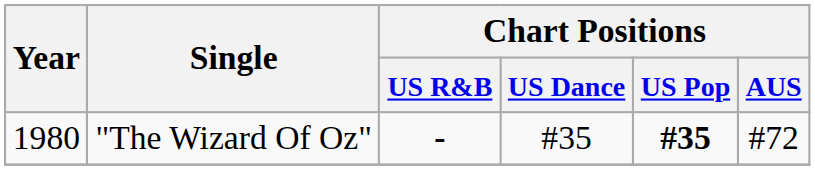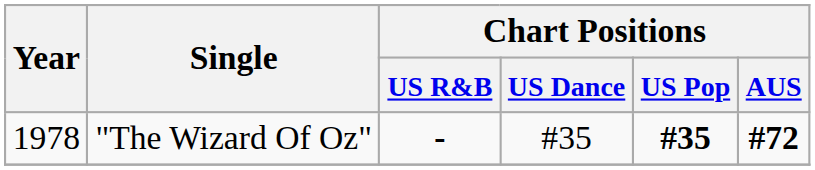(46, 137) 1980 -> (46, 137) 1978
(774, 137) normal -> (774, 137) bold
